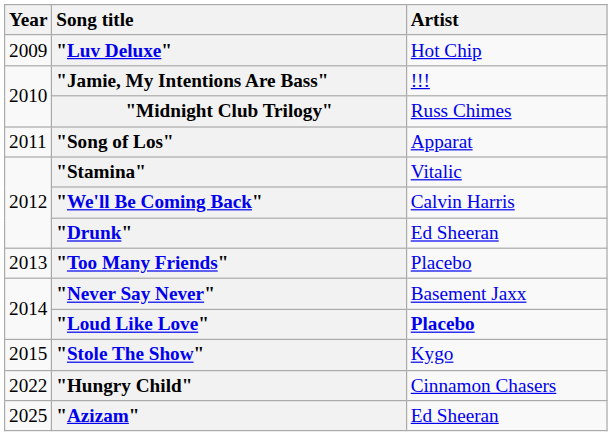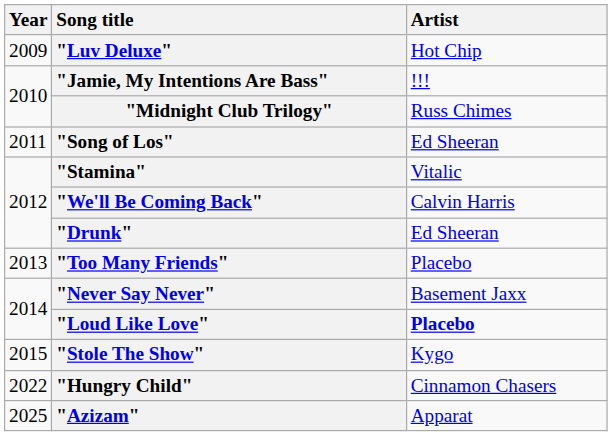(442, 141) Apparat -> (455, 141) Ed Sheeran
(455, 415) Ed Sheeran -> (442, 415) Apparat
